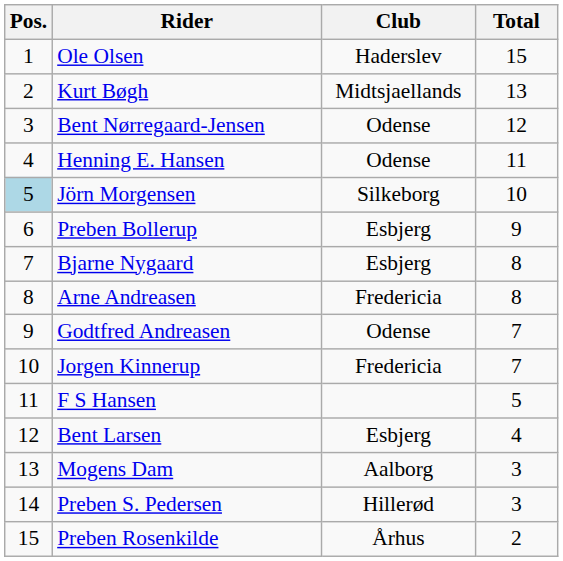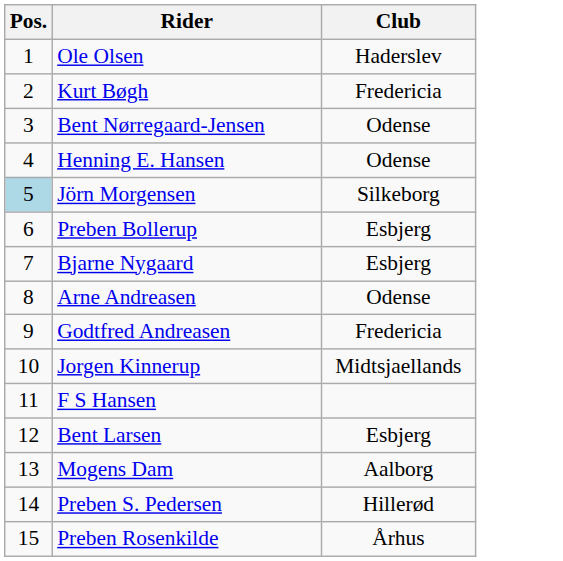- column: (516, 21)
(398, 90) Midtsjaellands -> (398, 90) Fredericia
(398, 297) Fredericia -> (398, 297) Odense
(398, 331) Odense -> (398, 331) Fredericia
(398, 366) Fredericia -> (398, 366) Midtsjaellands
